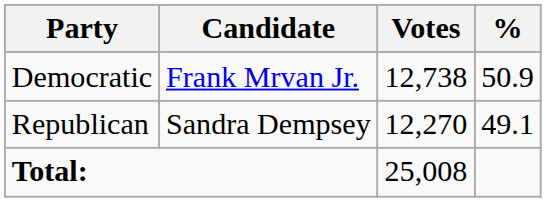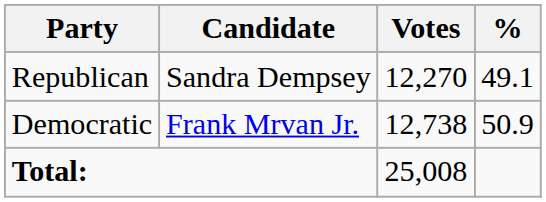rows swapped: (82, 76) <-> (80, 123)
